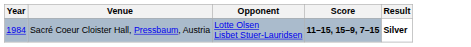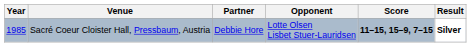+ column: (239, 12)
(16, 30) 1984 -> (16, 30) 1985
